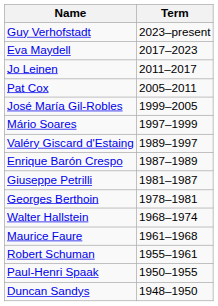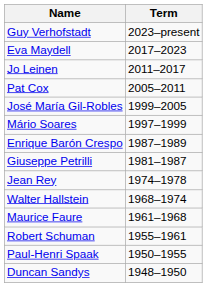- row: (70, 143)
- row: (53, 198)
+ row: (32, 180)
